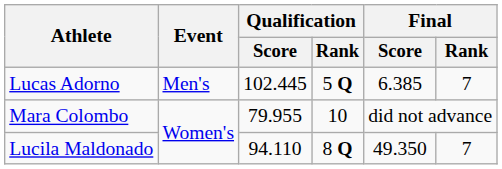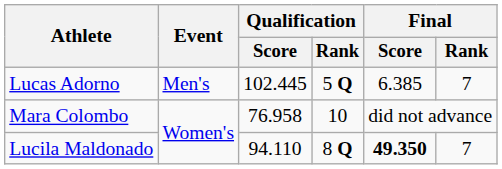(275, 116) 79.955 -> (275, 116) 76.958
(400, 148) normal -> (400, 148) bold
